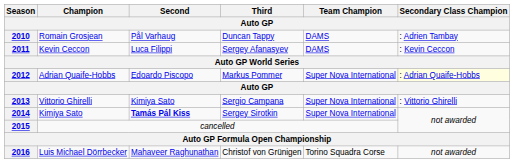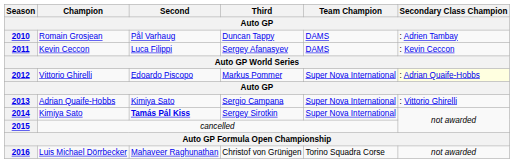(77, 75) Adrian Quaife-Hobbs -> (66, 75) Vittorio Ghirelli
(66, 100) Vittorio Ghirelli -> (77, 100) Adrian Quaife-Hobbs
